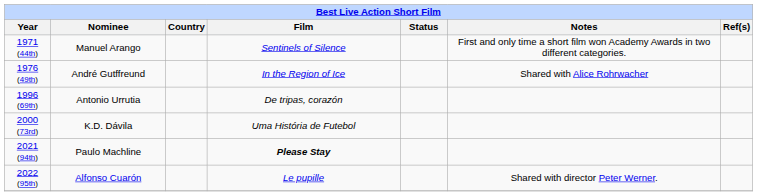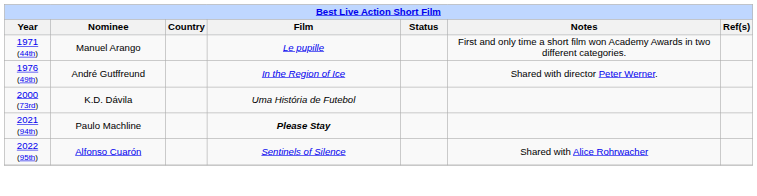(304, 47) Sentinels of Silence -> (304, 47) Le pupille
(584, 73) Shared with Alice Rohrwacher -> (584, 73) Shared with director Peter Werner.
- row: (28, 100)
(304, 178) Le pupille -> (304, 152) Sentinels of Silence
(584, 178) Shared with director Peter Werner. -> (584, 152) Shared with Alice Rohrwacher
